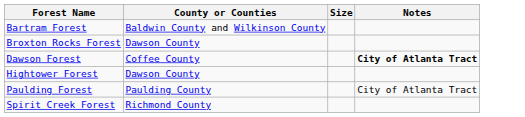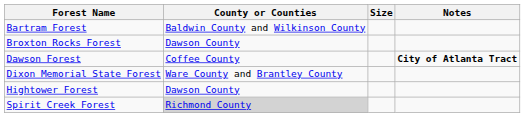+ row: (84, 74)
- row: (49, 89)
(168, 105) no background -> (208, 105) lightgrey background
